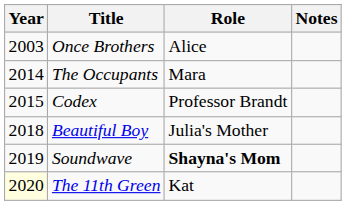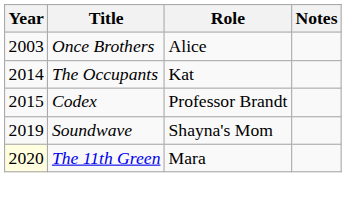(187, 74) Mara -> (181, 74) Kat
- row: (100, 130)
(225, 158) bold -> (221, 130) normal
(181, 185) Kat -> (187, 158) Mara
